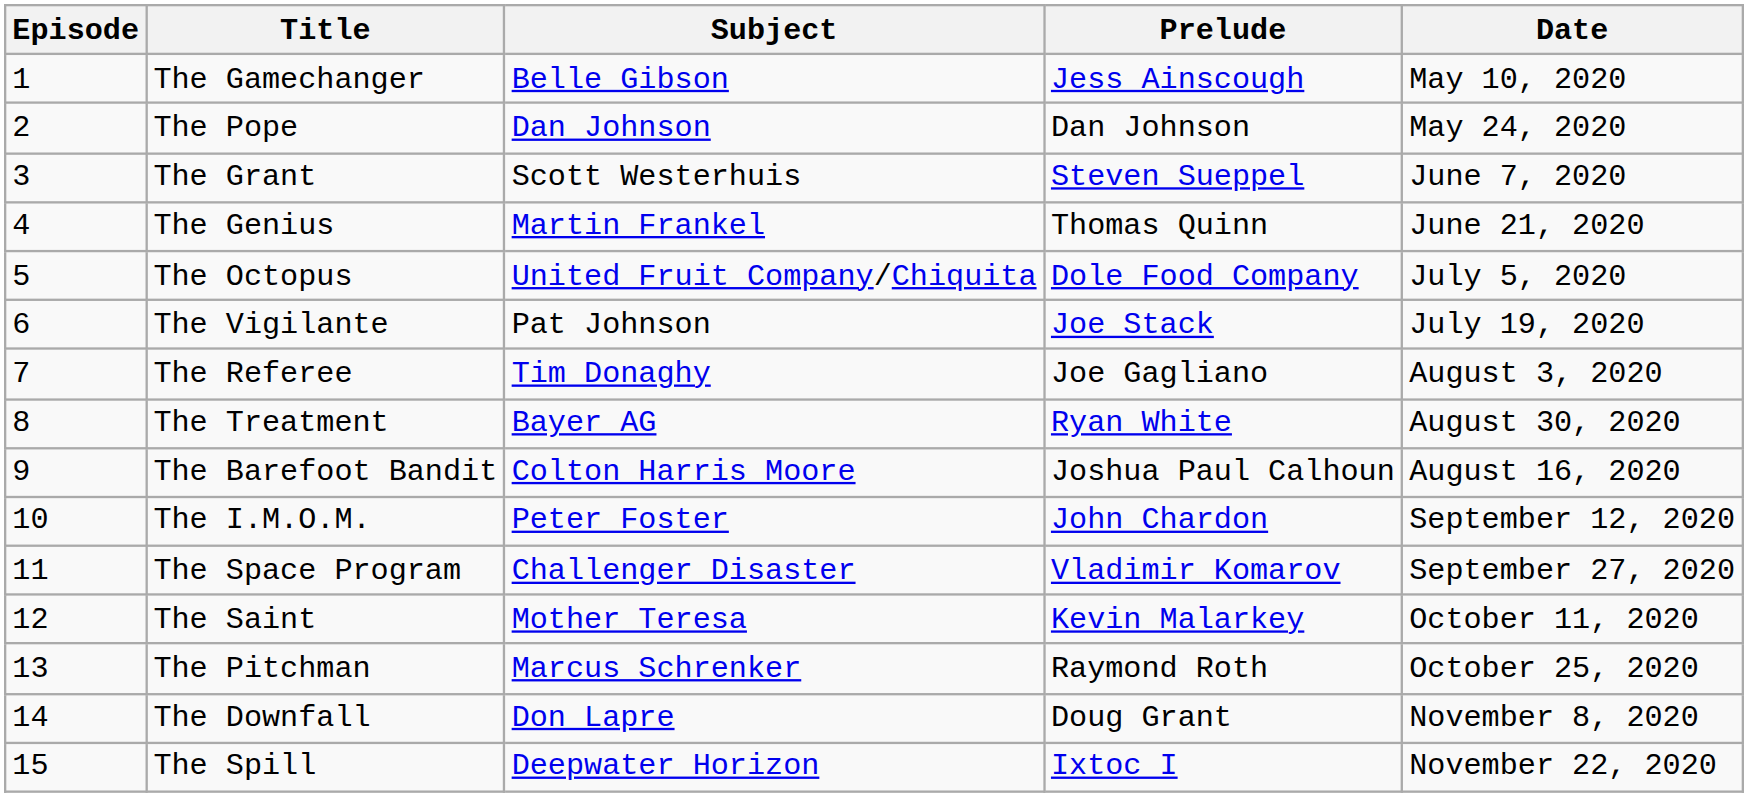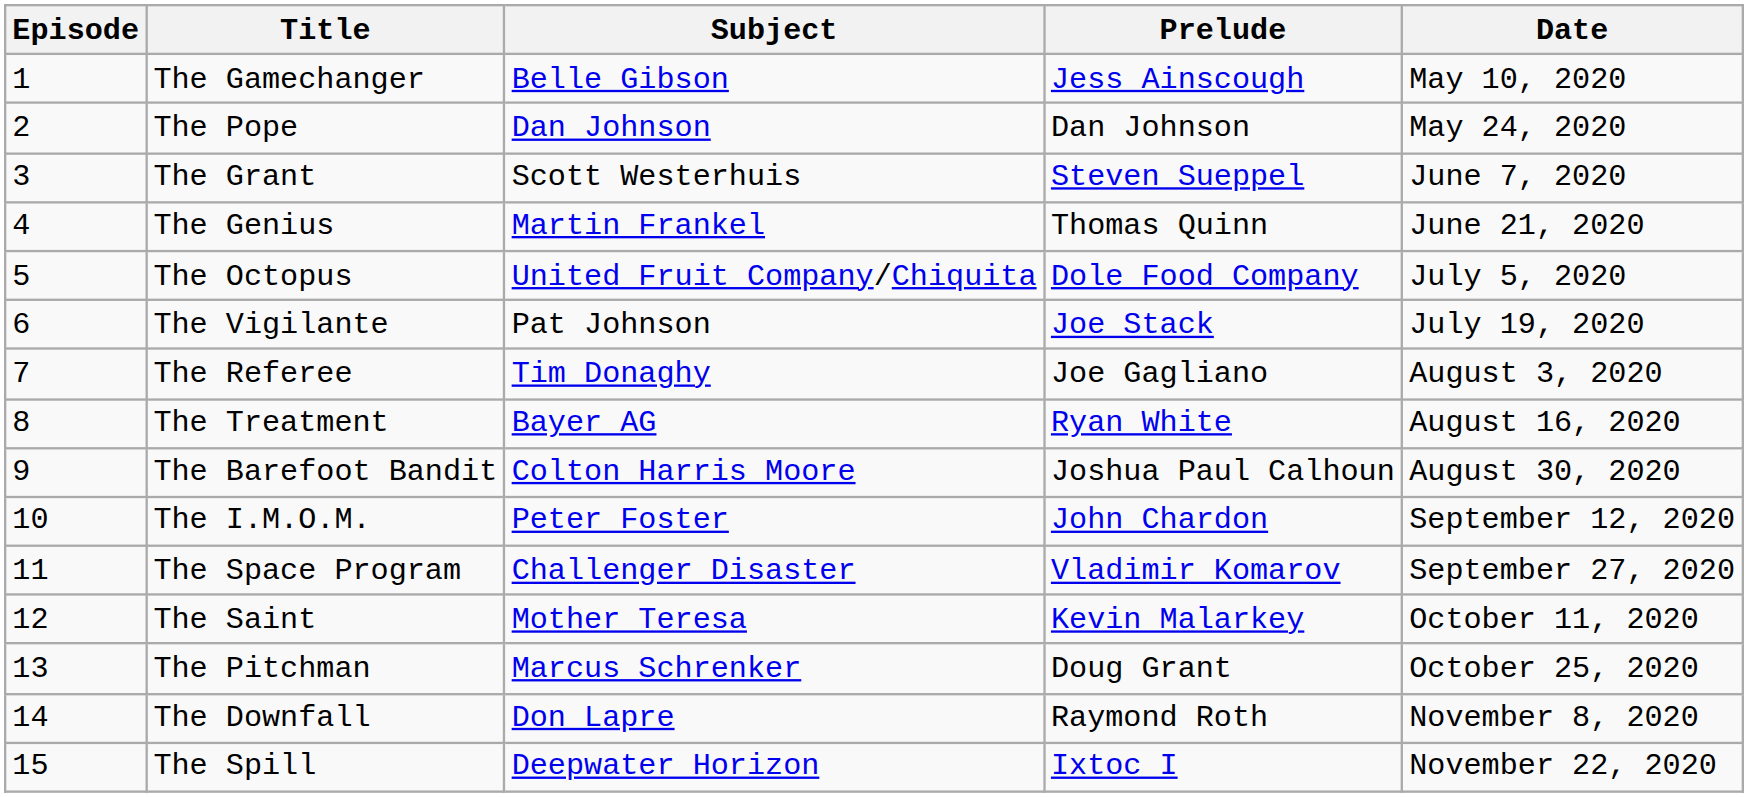(1545, 423) August 30, 2020 -> (1545, 423) August 16, 2020
(1545, 472) August 16, 2020 -> (1545, 472) August 30, 2020
(1160, 669) Raymond Roth -> (1141, 669) Doug Grant
(1141, 718) Doug Grant -> (1160, 718) Raymond Roth
